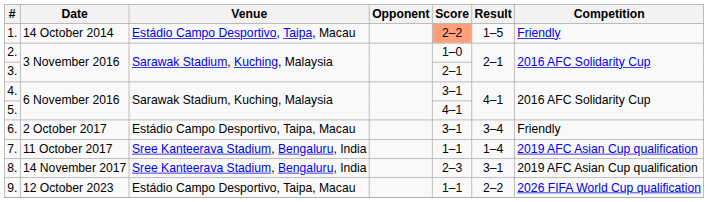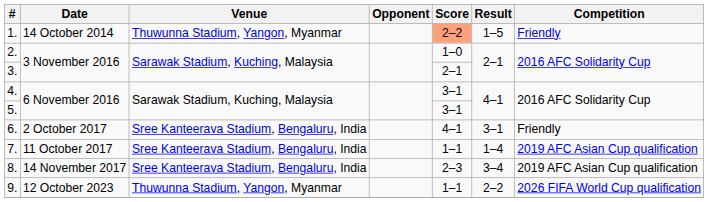(244, 33) Estádio Campo Desportivo, Taipa, Macau -> (237, 33) Thuwunna Stadium, Yangon, Myanmar
(452, 110) 4–1 -> (452, 110) 3–1
(244, 129) Estádio Campo Desportivo, Taipa, Macau -> (249, 129) Sree Kanteerava Stadium, Bengaluru, India
(452, 129) 3–1 -> (452, 129) 4–1
(493, 129) 3–4 -> (493, 129) 3–1
(493, 168) 3–1 -> (493, 168) 3–4
(244, 187) Estádio Campo Desportivo, Taipa, Macau -> (237, 187) Thuwunna Stadium, Yangon, Myanmar
